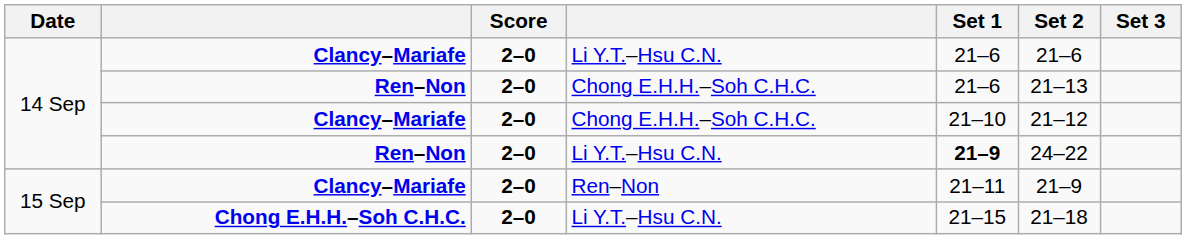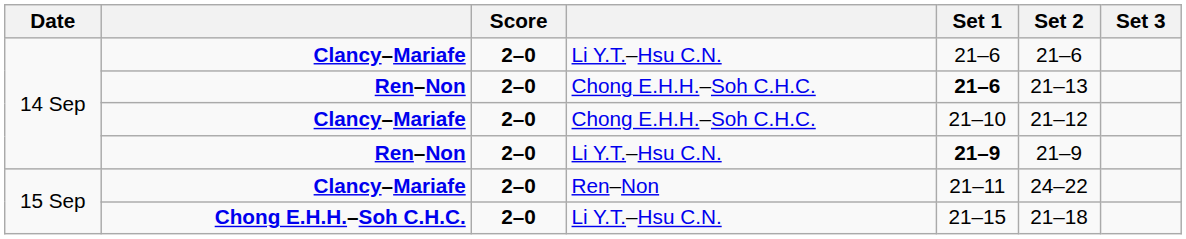(977, 87) normal -> (977, 87) bold
(1059, 153) 24–22 -> (1059, 153) 21–9
(1059, 185) 21–9 -> (1059, 185) 24–22
